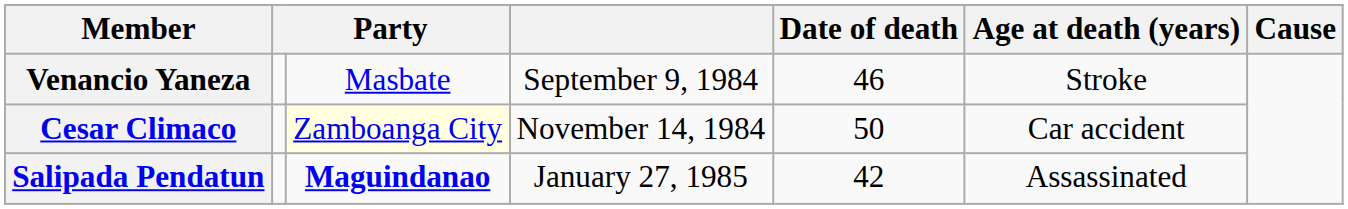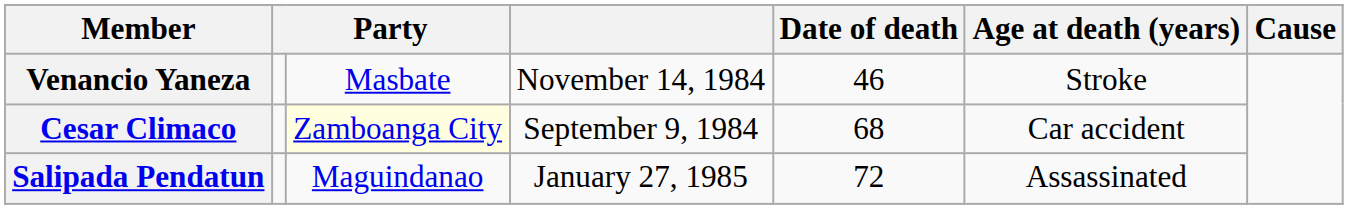(641, 78) September 9, 1984 -> (641, 78) November 14, 1984
(641, 128) November 14, 1984 -> (641, 128) September 9, 1984
(869, 128) 50 -> (869, 128) 68
(398, 177) bold -> (398, 177) normal
(869, 177) 42 -> (869, 177) 72
